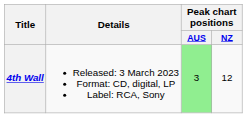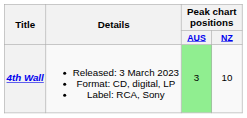(227, 78) 12 -> (227, 78) 10
